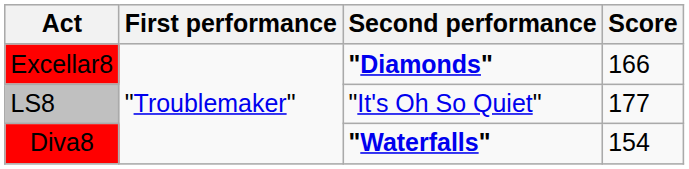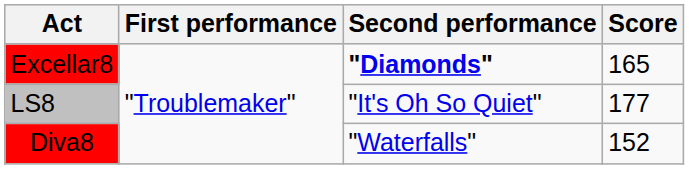(629, 63) 166 -> (629, 63) 165
(419, 143) bold -> (412, 143) normal
(629, 143) 154 -> (629, 143) 152
